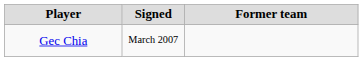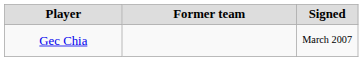columns swapped: (153, 14) <-> (271, 14)
